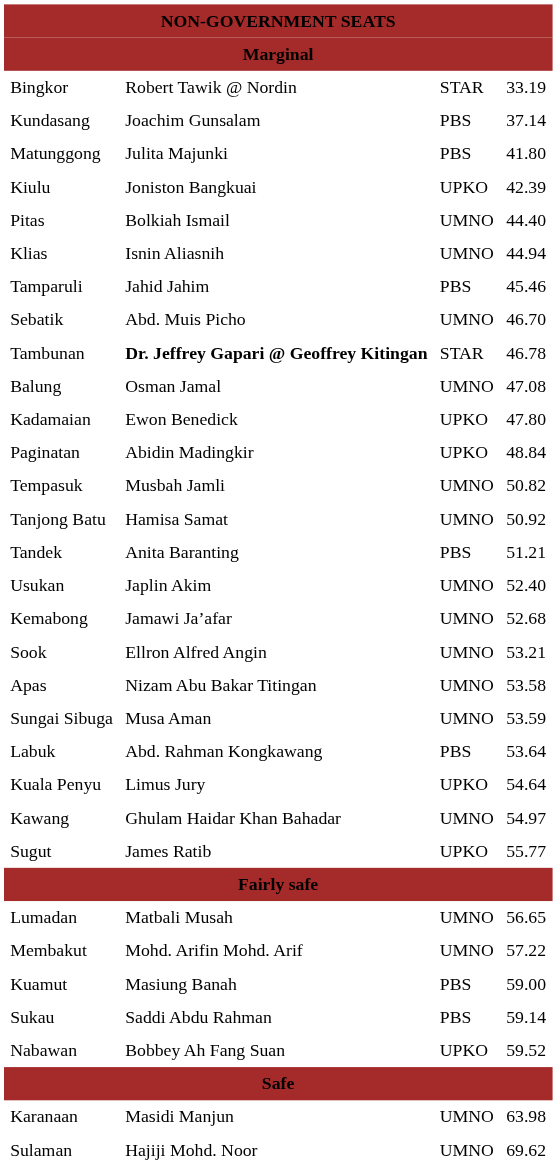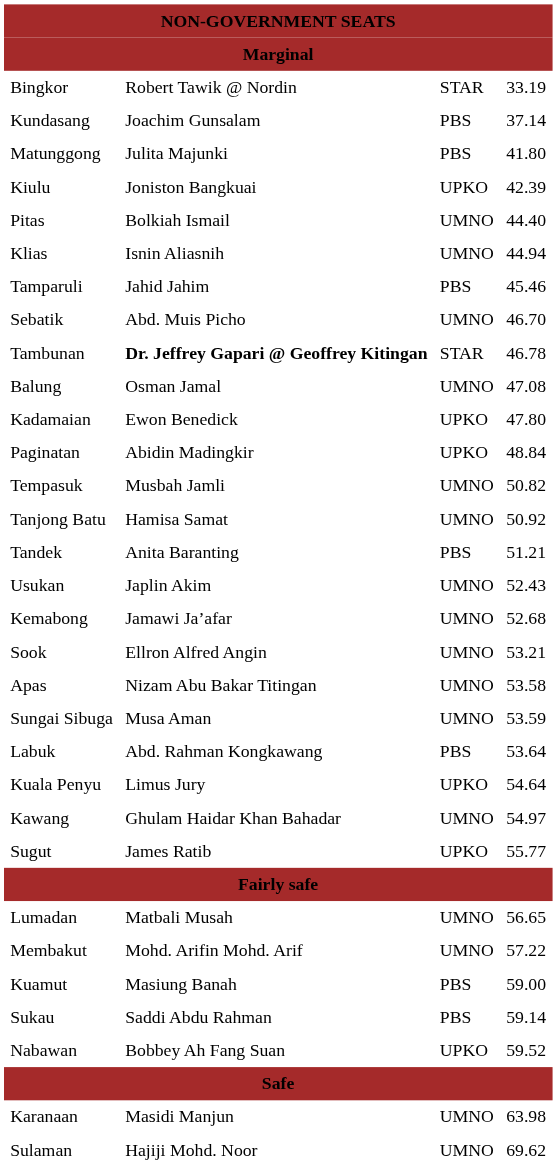(526, 585) 52.40 -> (526, 585) 52.43
